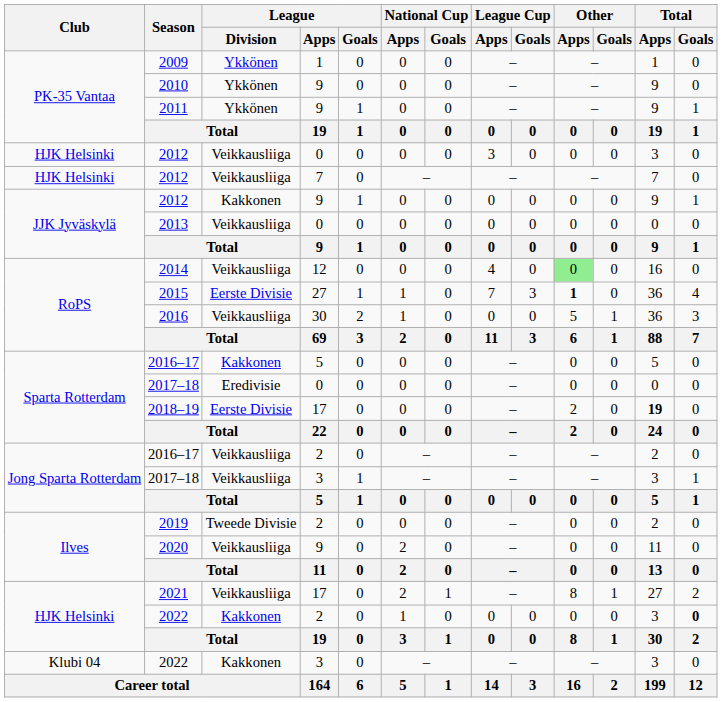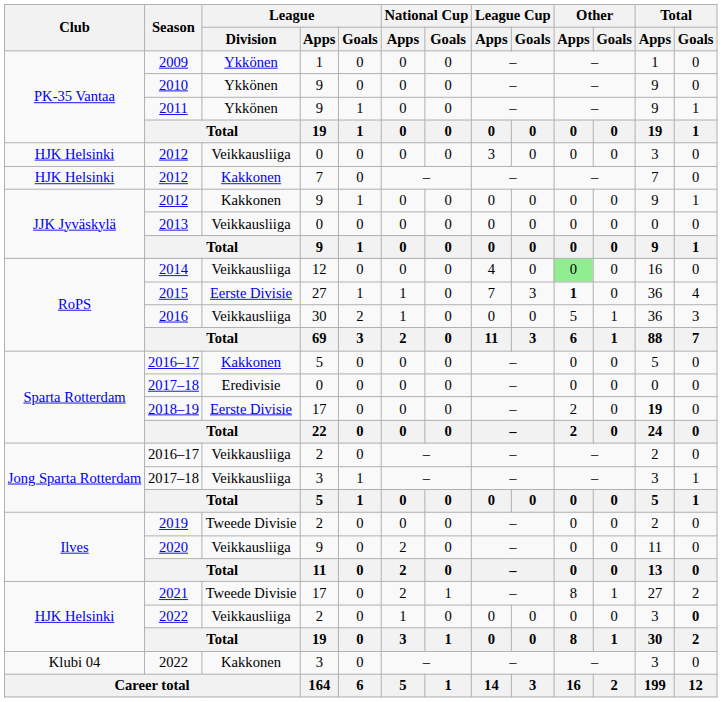(251, 177) Veikkausliiga -> (251, 177) Kakkonen
(251, 593) Veikkausliiga -> (251, 593) Tweede Divisie
(251, 616) Kakkonen -> (251, 616) Veikkausliiga
